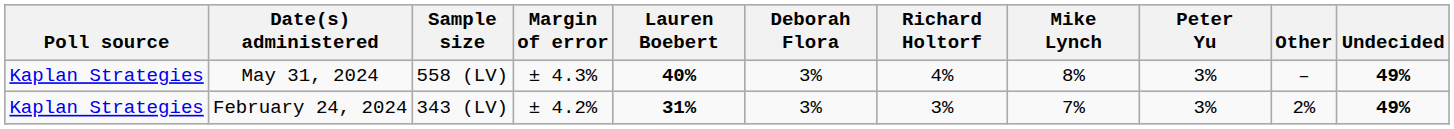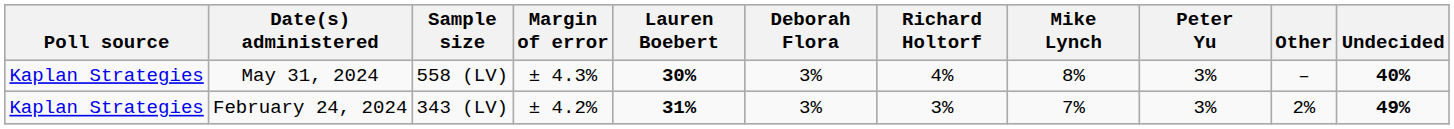(679, 75) 40% -> (679, 75) 30%
(1393, 75) 49% -> (1393, 75) 40%
